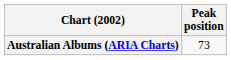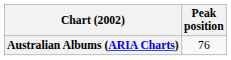(204, 45) 73 -> (204, 45) 76
